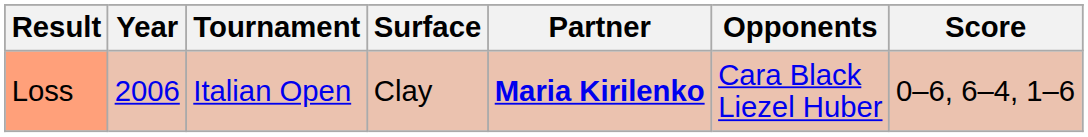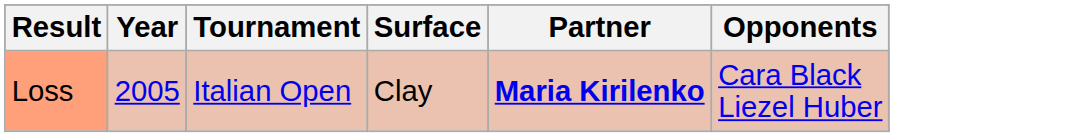- column: (986, 27)
(147, 90) 2006 -> (147, 90) 2005
